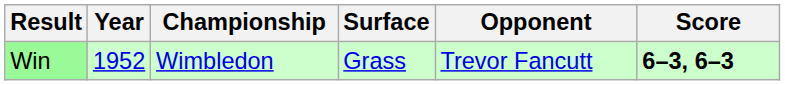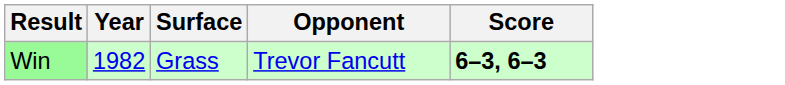- column: (244, 23)
(119, 60) 1952 -> (119, 60) 1982
